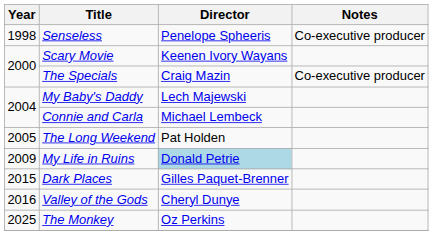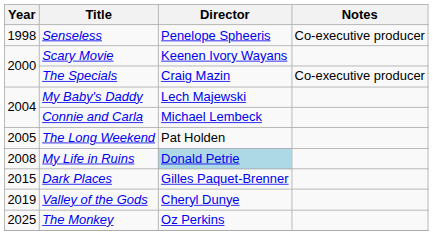(22, 158) 2009 -> (22, 158) 2008
(22, 199) 2016 -> (22, 199) 2019
